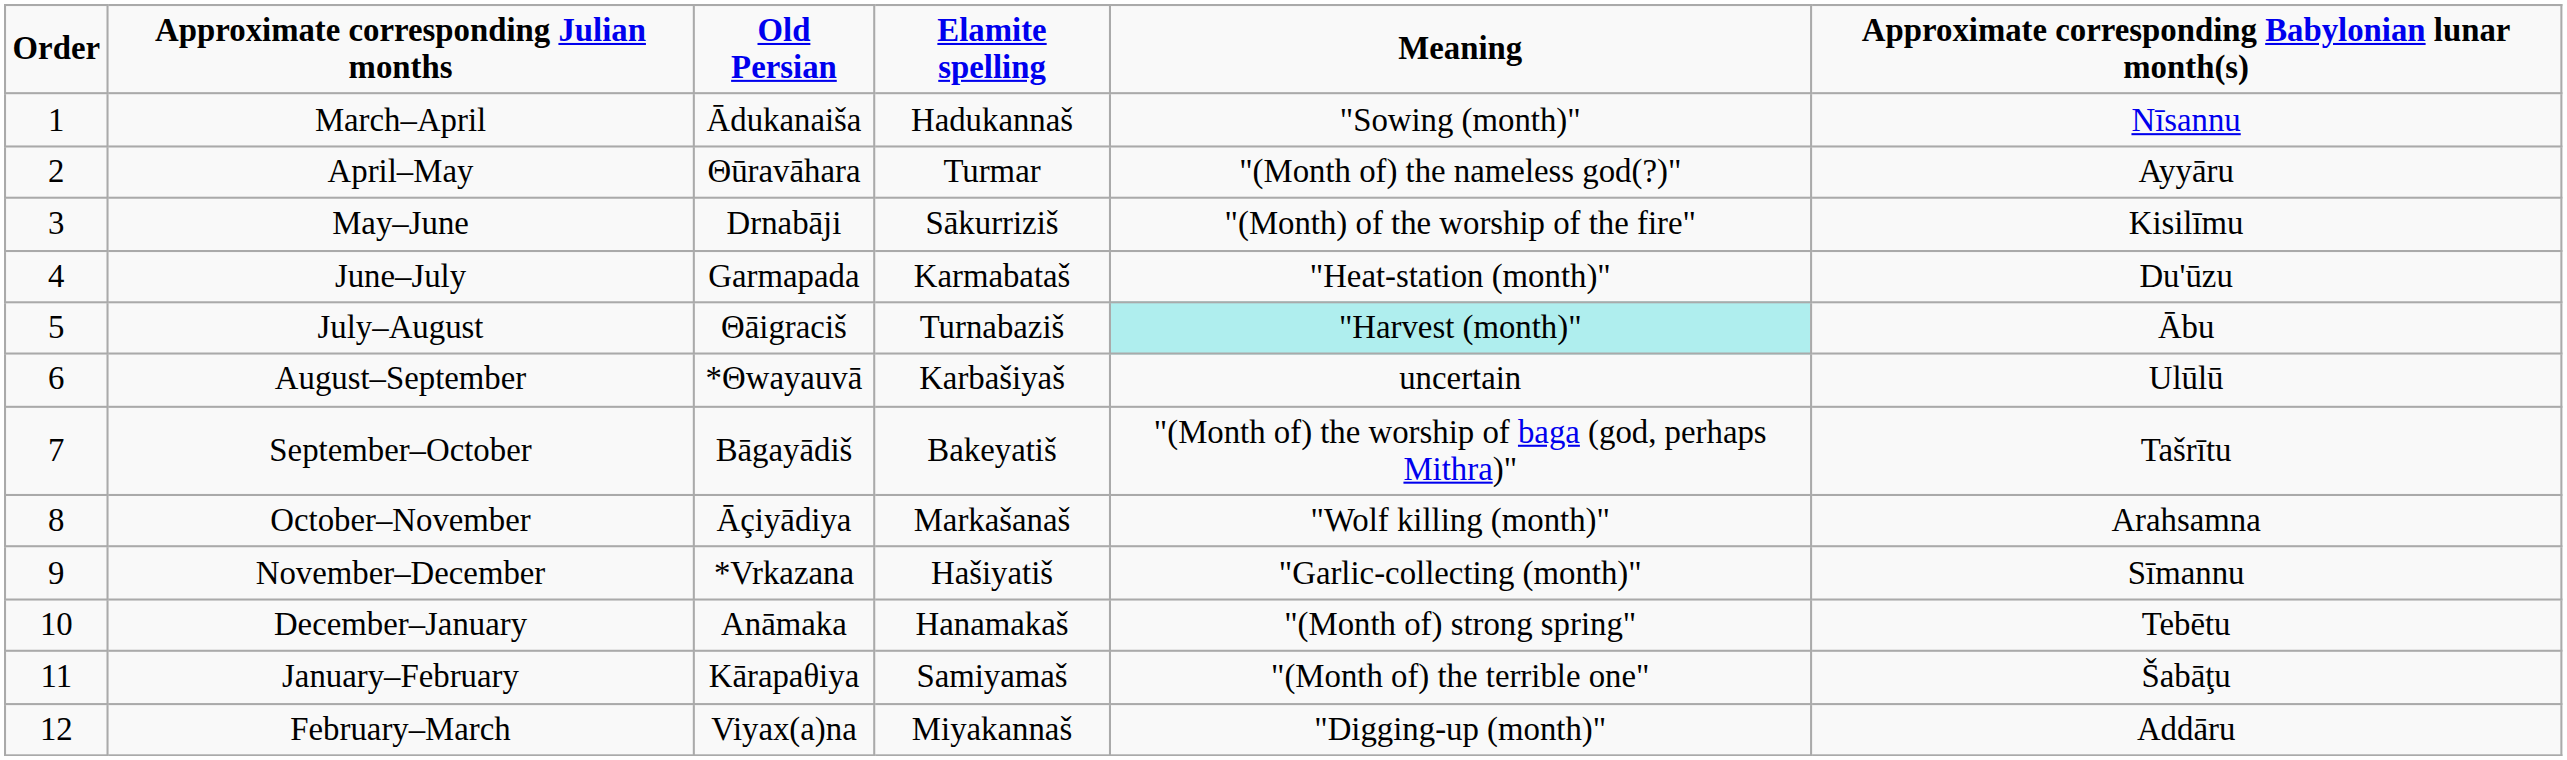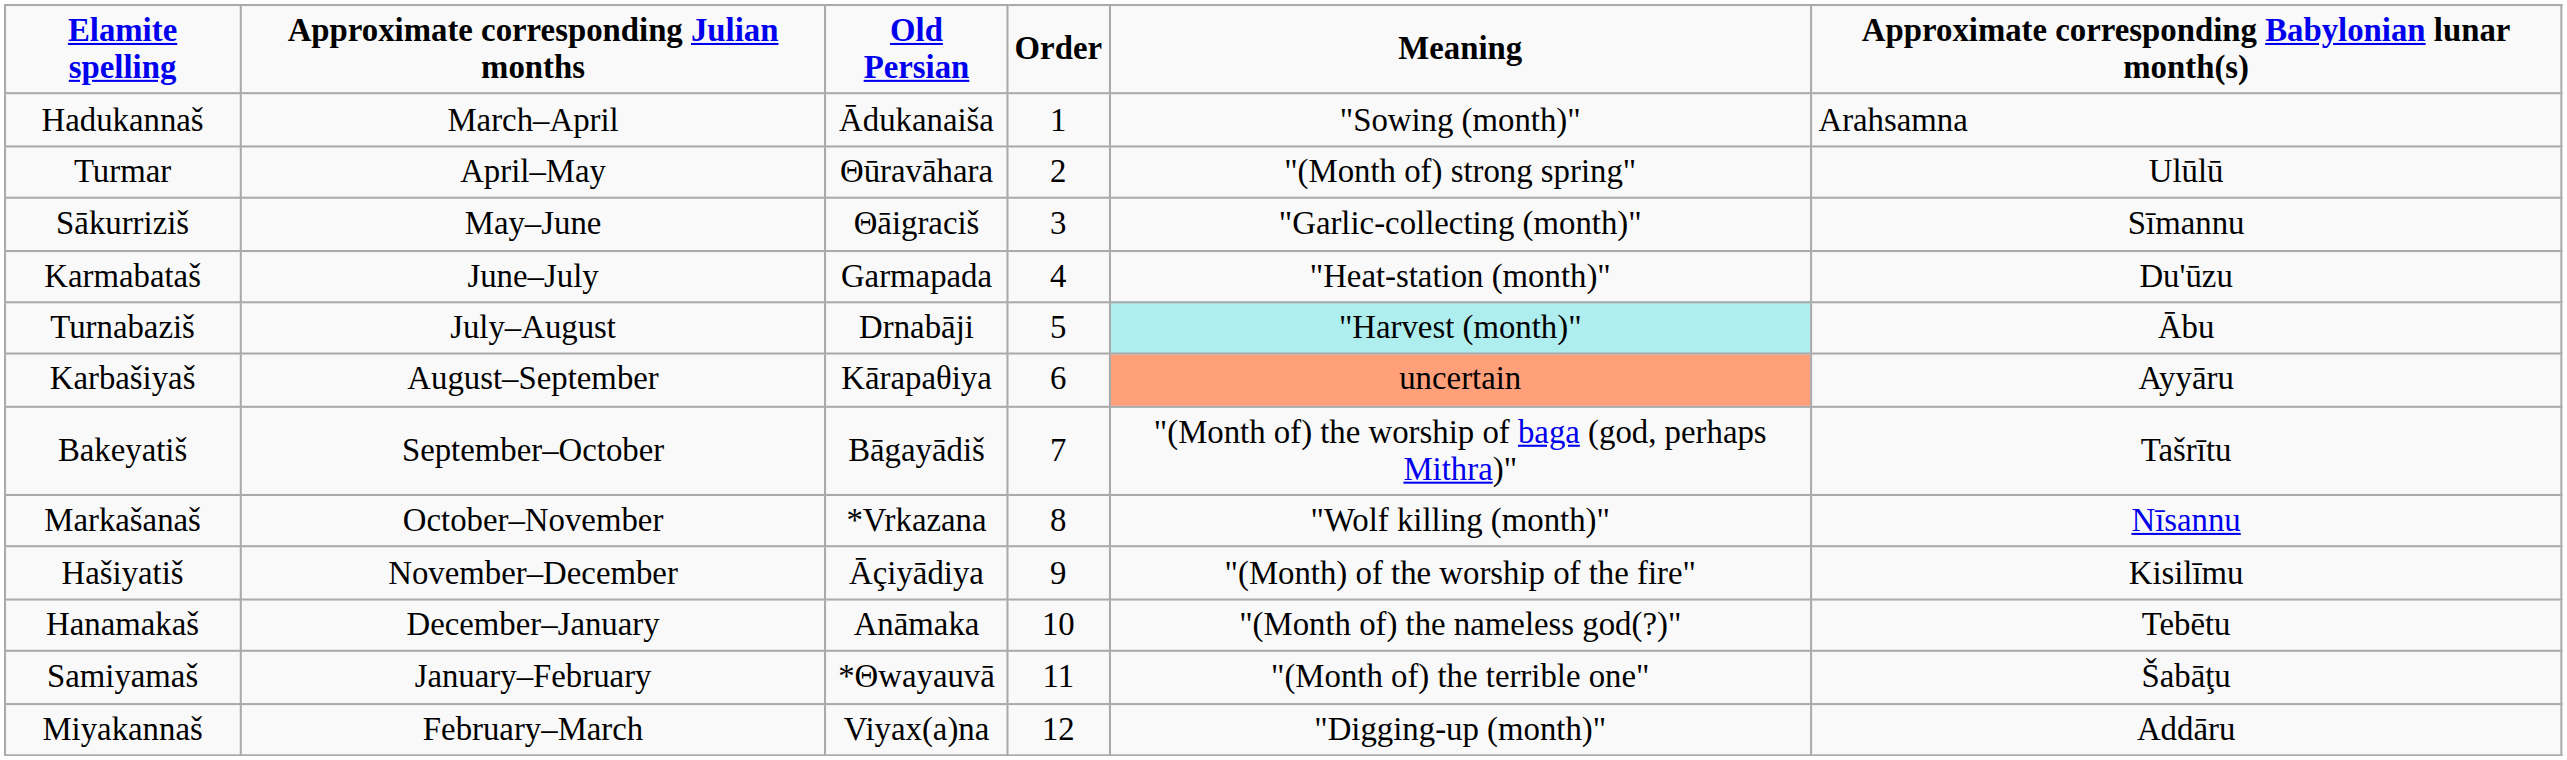columns swapped: (56, 48) <-> (992, 48)
(2186, 119) Nīsannu -> (1893, 119) Arahsamna
(1460, 171) "(Month of) the nameless god(?)" -> (1460, 171) "(Month of) strong spring"
(2186, 171) Ayyāru -> (2186, 171) Ulūlū
(784, 223) Drnabāji -> (917, 223) Θāigraciš
(1460, 223) "(Month) of the worship of the fire" -> (1460, 223) "Garlic-collecting (month)"
(2186, 223) Kisilīmu -> (2186, 223) Sīmannu
(784, 327) Θāigraciš -> (916, 327) Drnabāji
(784, 379) *Θwayauvā -> (917, 379) Kārapaθiya
(1460, 379) no background -> (1460, 379) lightsalmon background
(2186, 379) Ulūlū -> (2186, 379) Ayyāru
(784, 520) Āçiyādiya -> (916, 520) *Vrkazana
(2186, 520) Arahsamna -> (2186, 520) Nīsannu
(784, 572) *Vrkazana -> (917, 572) Āçiyādiya
(1460, 572) "Garlic-collecting (month)" -> (1460, 572) "(Month) of the worship of the fire"
(2186, 572) Sīmannu -> (2186, 572) Kisilīmu
(1460, 624) "(Month of) strong spring" -> (1460, 624) "(Month of) the nameless god(?)"
(784, 676) Kārapaθiya -> (916, 676) *Θwayauvā
